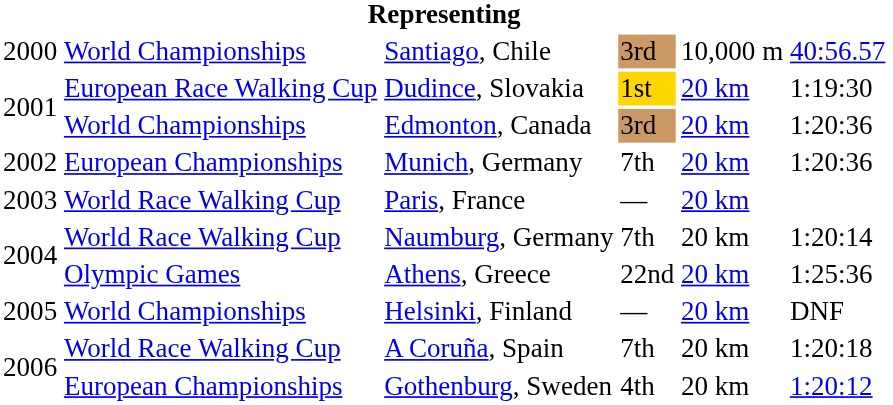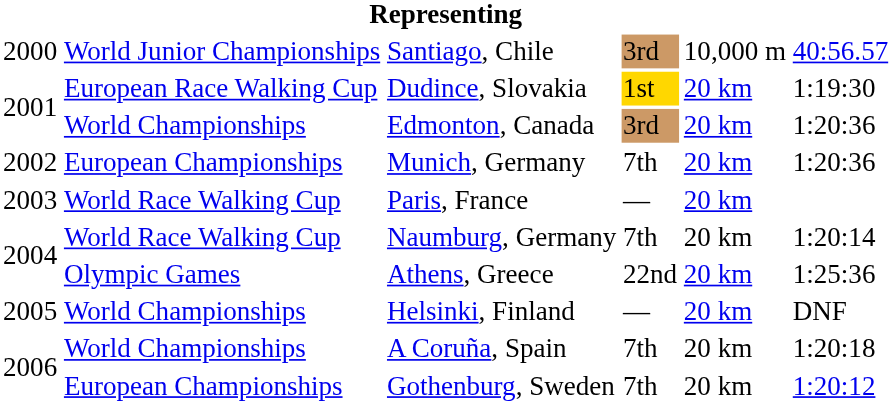(185, 51) World Championships -> (222, 51) World Junior Championships
(202, 348) World Race Walking Cup -> (185, 348) World Championships
(637, 385) 4th -> (640, 385) 7th
